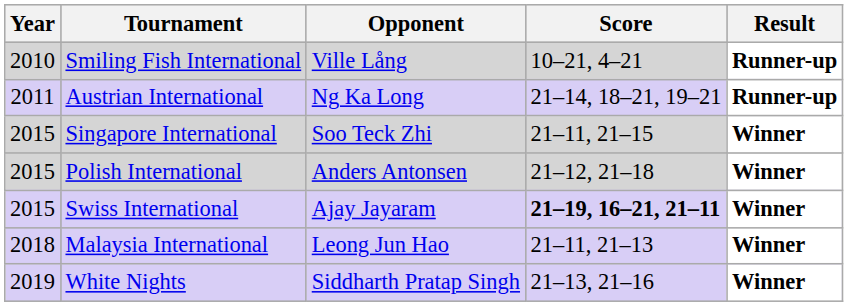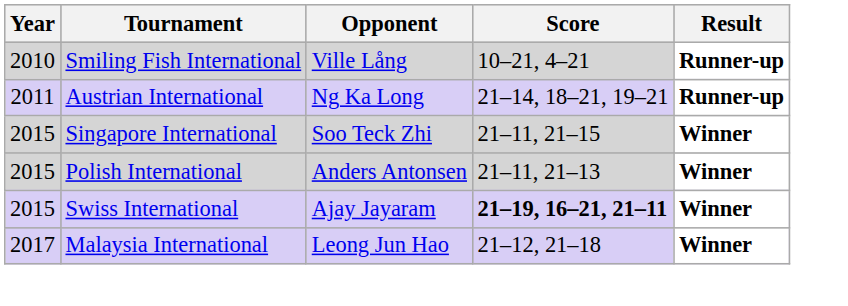(592, 171) 21–12, 21–18 -> (539, 171) 21–11, 21–13
(32, 245) 2018 -> (32, 245) 2017
(592, 245) 21–11, 21–13 -> (539, 245) 21–12, 21–18
- row: (126, 282)
